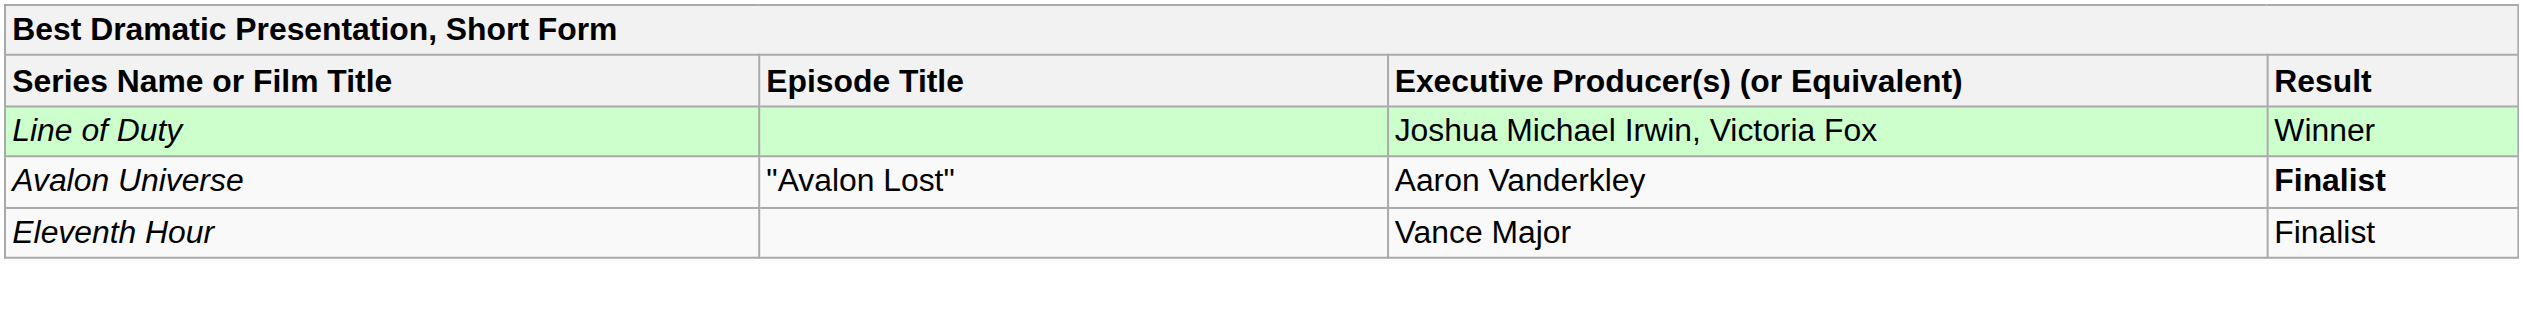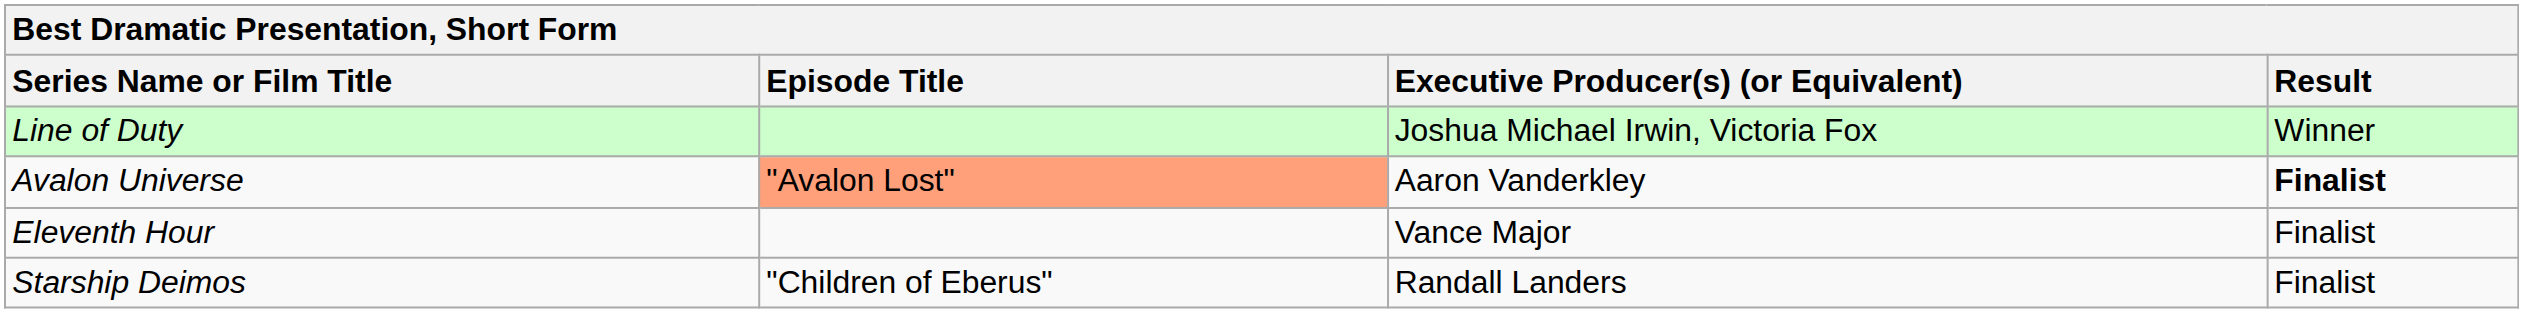(861, 181) no background -> (861, 181) lightsalmon background
+ row: (129, 282)
